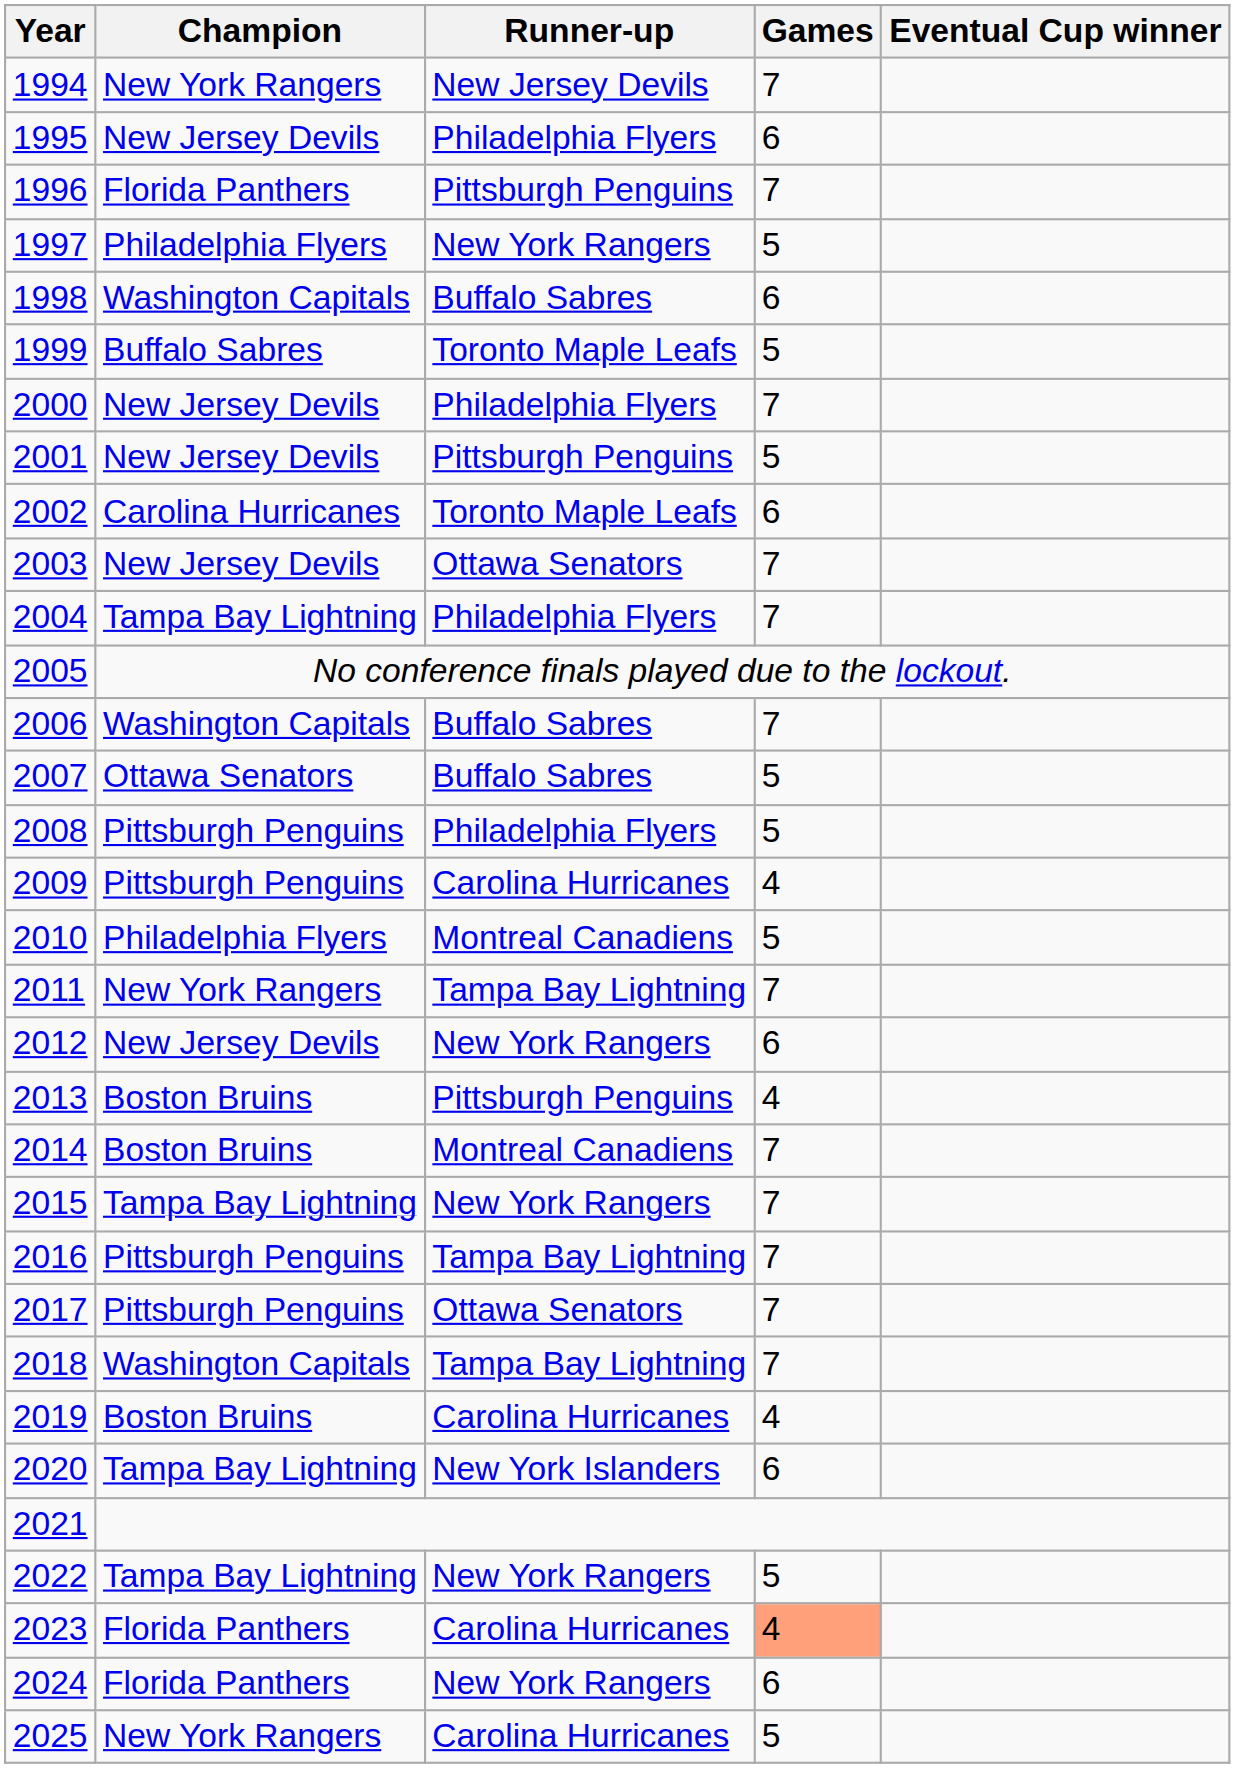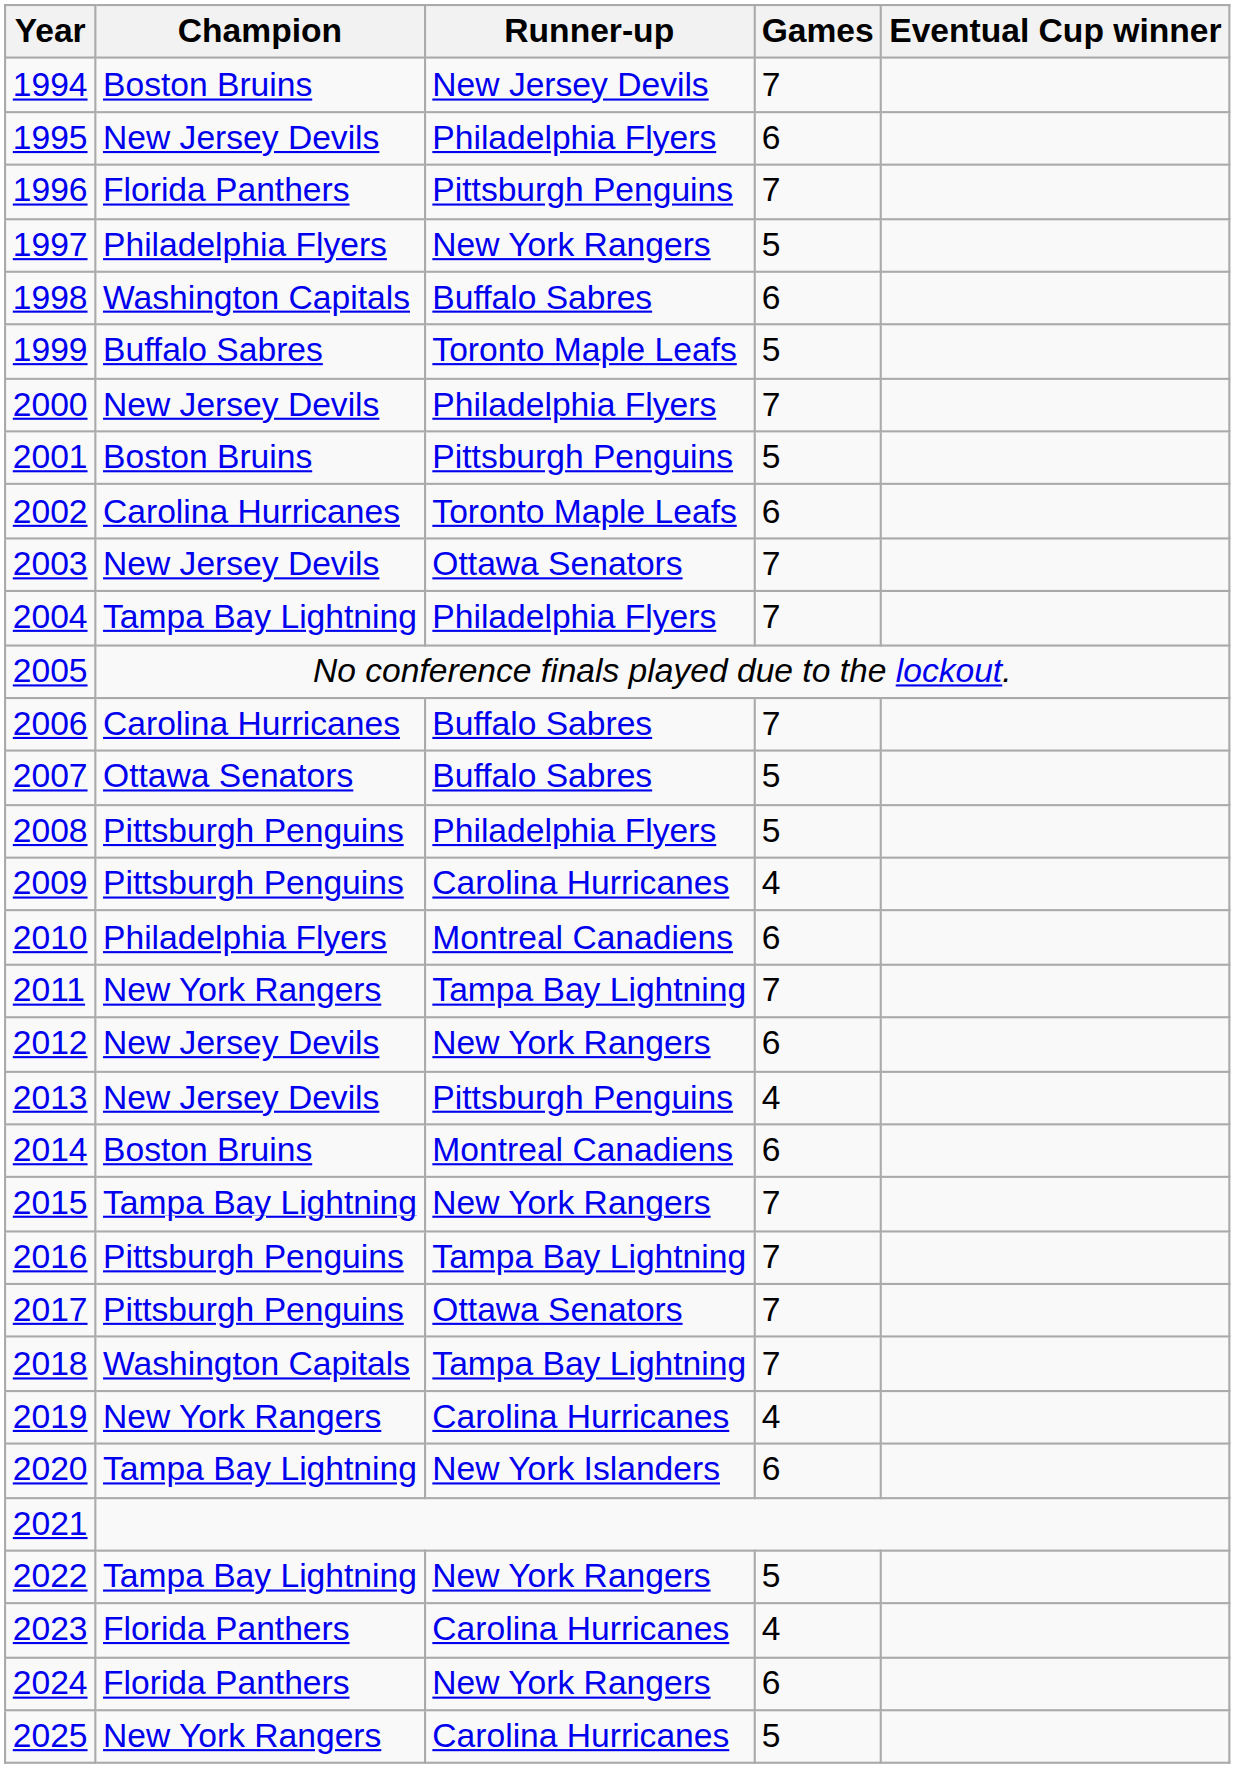(242, 84) New York Rangers -> (208, 84) Boston Bruins
(241, 457) New Jersey Devils -> (208, 457) Boston Bruins
(256, 723) Washington Capitals -> (251, 723) Carolina Hurricanes
(771, 937) 5 -> (771, 937) 6
(208, 1096) Boston Bruins -> (241, 1096) New Jersey Devils
(771, 1150) 7 -> (771, 1150) 6
(208, 1416) Boston Bruins -> (242, 1416) New York Rangers
(771, 1629) lightsalmon background -> (771, 1629) no background
